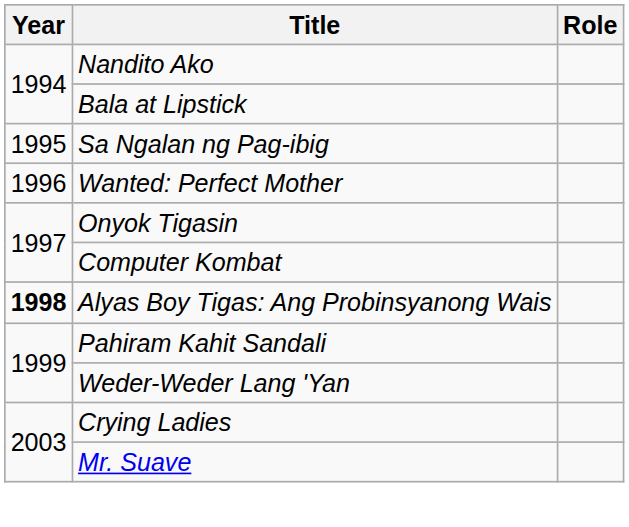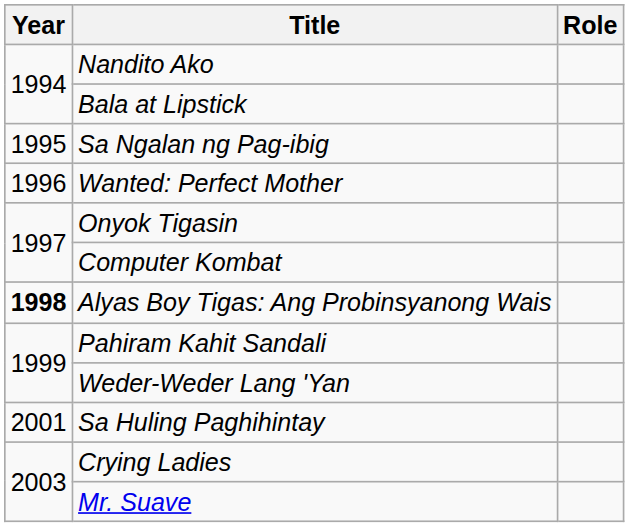+ row: (201, 422)
